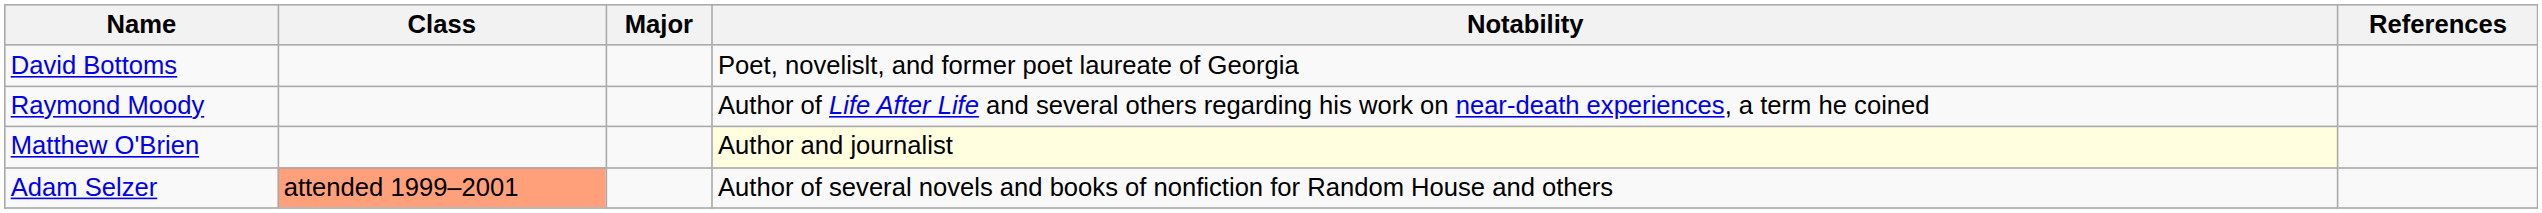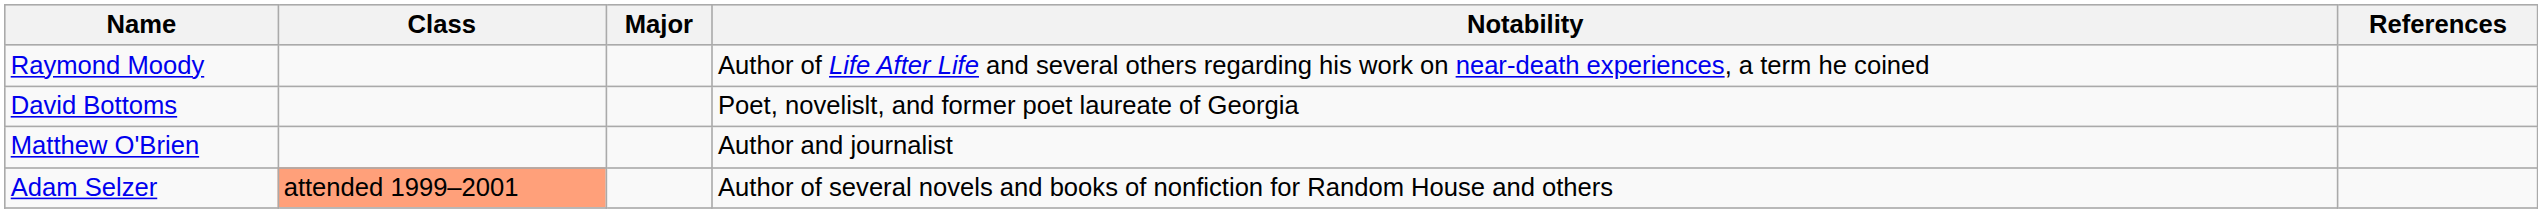rows swapped: (94, 65) <-> (107, 106)
(835, 146) lightyellow background -> (835, 146) no background
